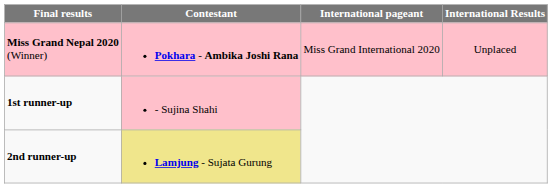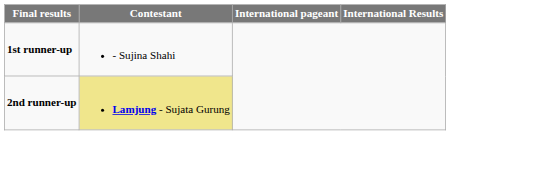- row: (63, 49)
(211, 110) pink background -> (156, 56) no background
